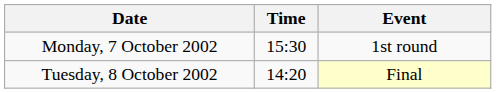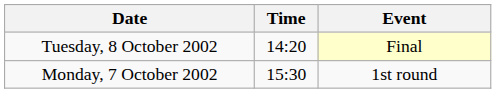rows swapped: (130, 46) <-> (130, 74)
